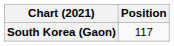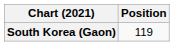(144, 31) 117 -> (144, 31) 119
